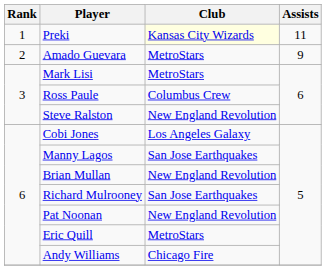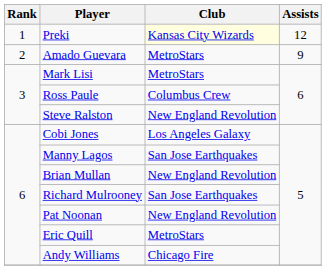(300, 34) 11 -> (300, 34) 12
